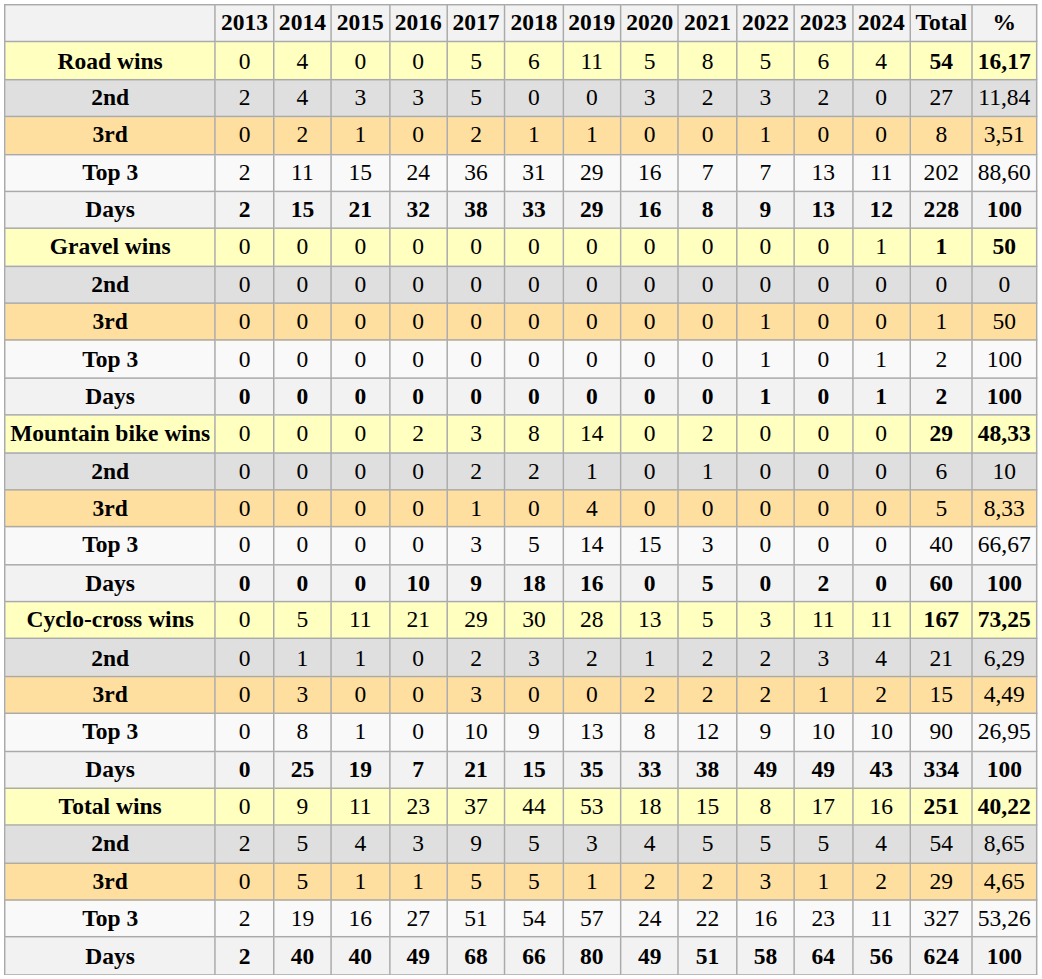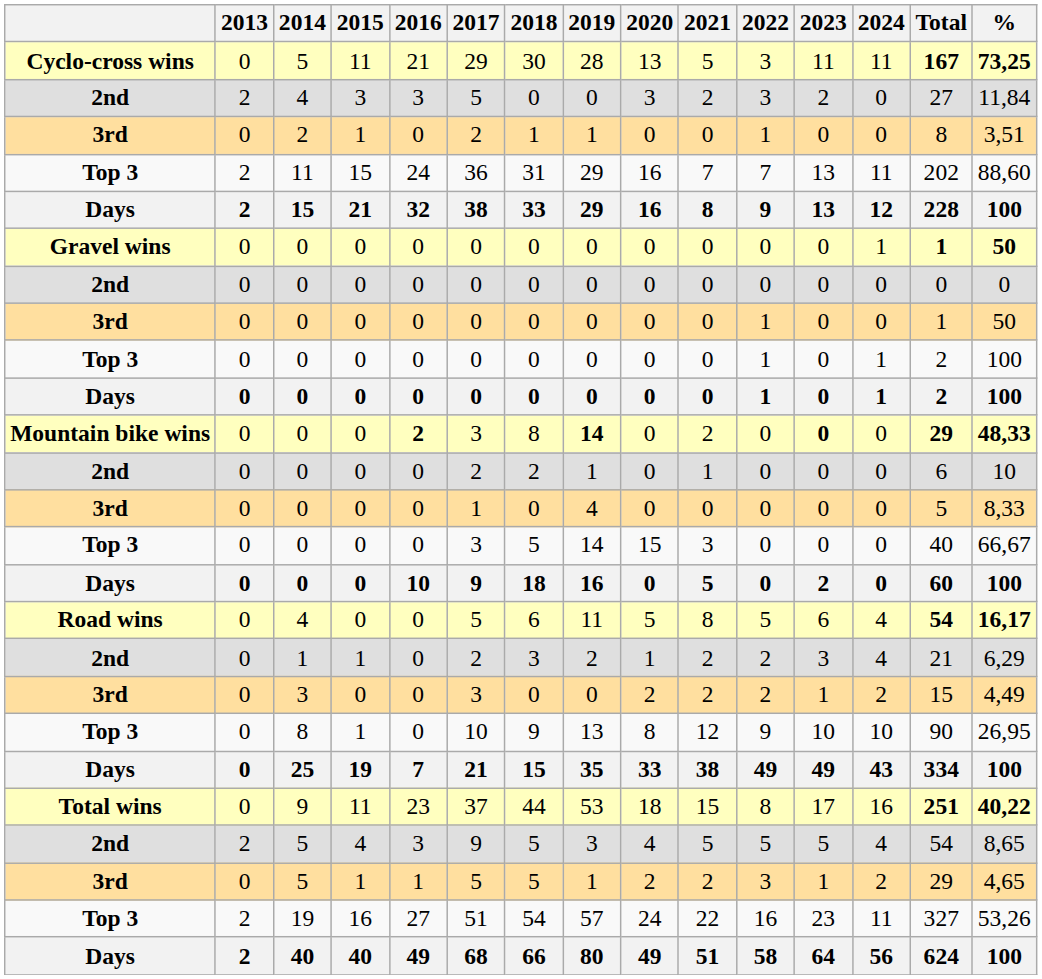rows swapped: (110, 619) <-> (110, 60)
(418, 433) normal -> (418, 433) bold
(592, 433) normal -> (592, 433) bold
(823, 433) normal -> (823, 433) bold
